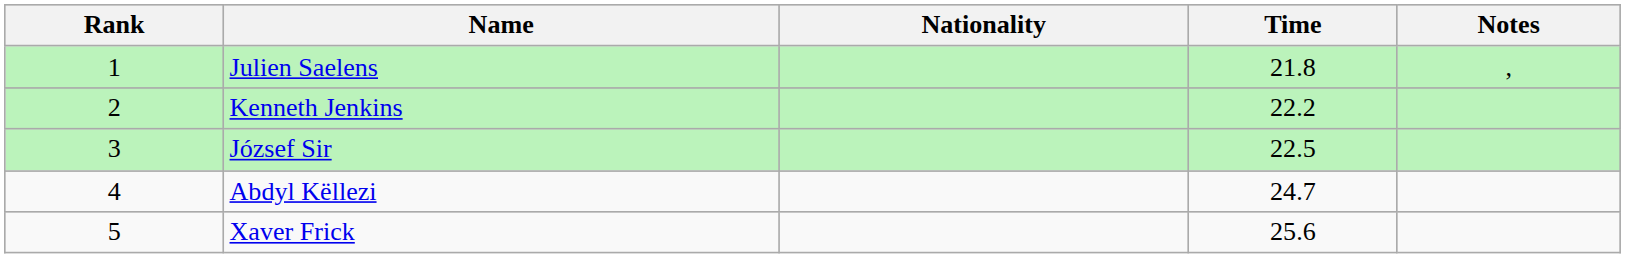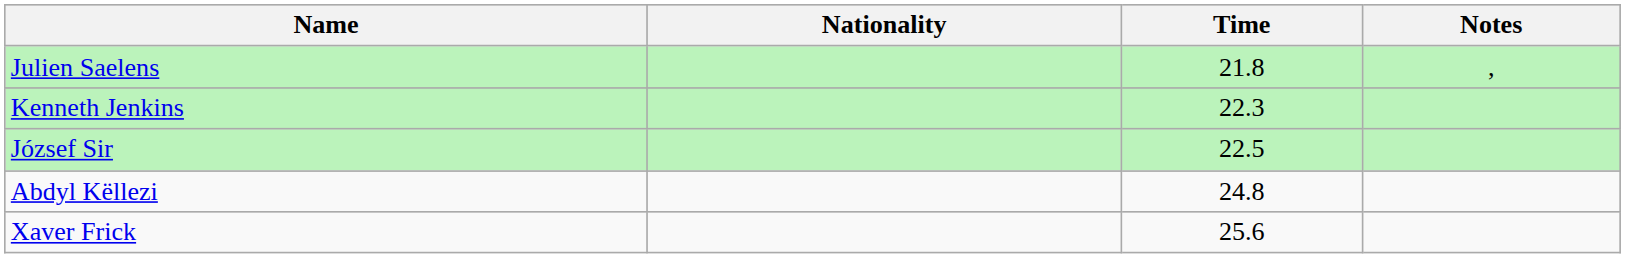- column: (114, 25)
(1293, 107) 22.2 -> (1242, 107) 22.3
(1293, 190) 24.7 -> (1242, 190) 24.8
